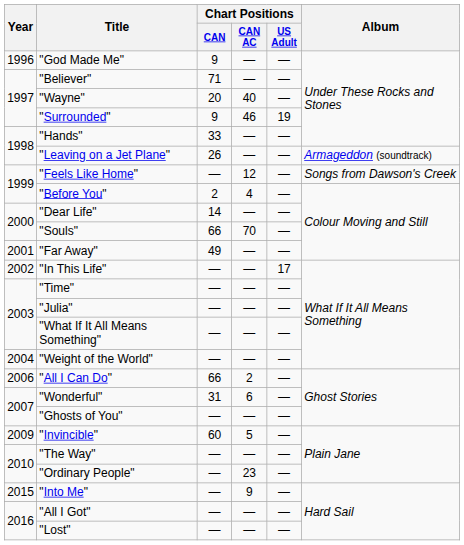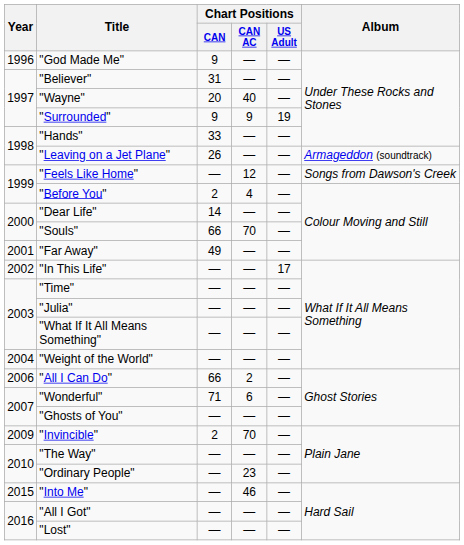(215, 79) 71 -> (215, 79) 31
(249, 117) 46 -> (249, 117) 9
(215, 397) 31 -> (215, 397) 71
(215, 435) 60 -> (215, 435) 2
(249, 435) 5 -> (249, 435) 70
(249, 492) 9 -> (249, 492) 46
